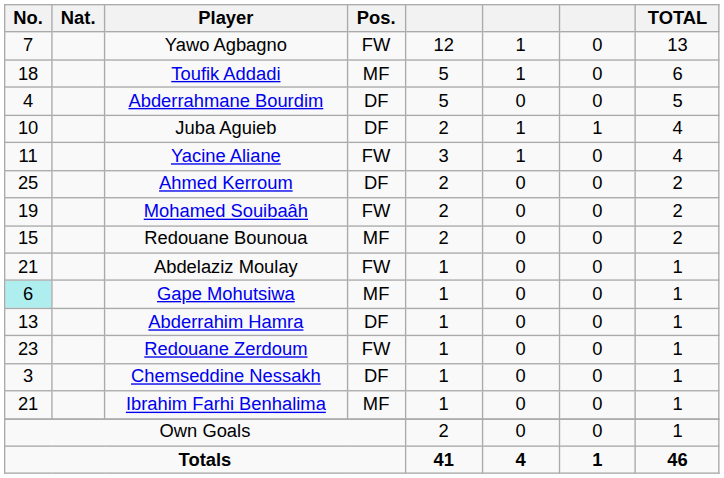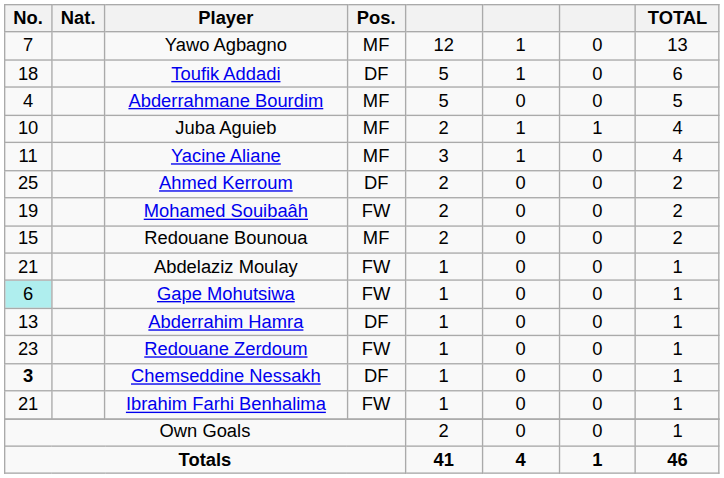(376, 45) FW -> (376, 45) MF
(376, 73) MF -> (376, 73) DF
(376, 100) DF -> (376, 100) MF
(376, 128) DF -> (376, 128) MF
(376, 155) FW -> (376, 155) MF
(376, 293) MF -> (376, 293) FW
(28, 376) normal -> (28, 376) bold
(376, 404) MF -> (376, 404) FW
